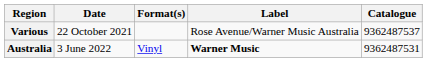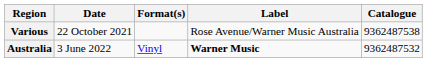(392, 31) 9362487537 -> (392, 31) 9362487538
(392, 48) 9362487531 -> (392, 48) 9362487532
